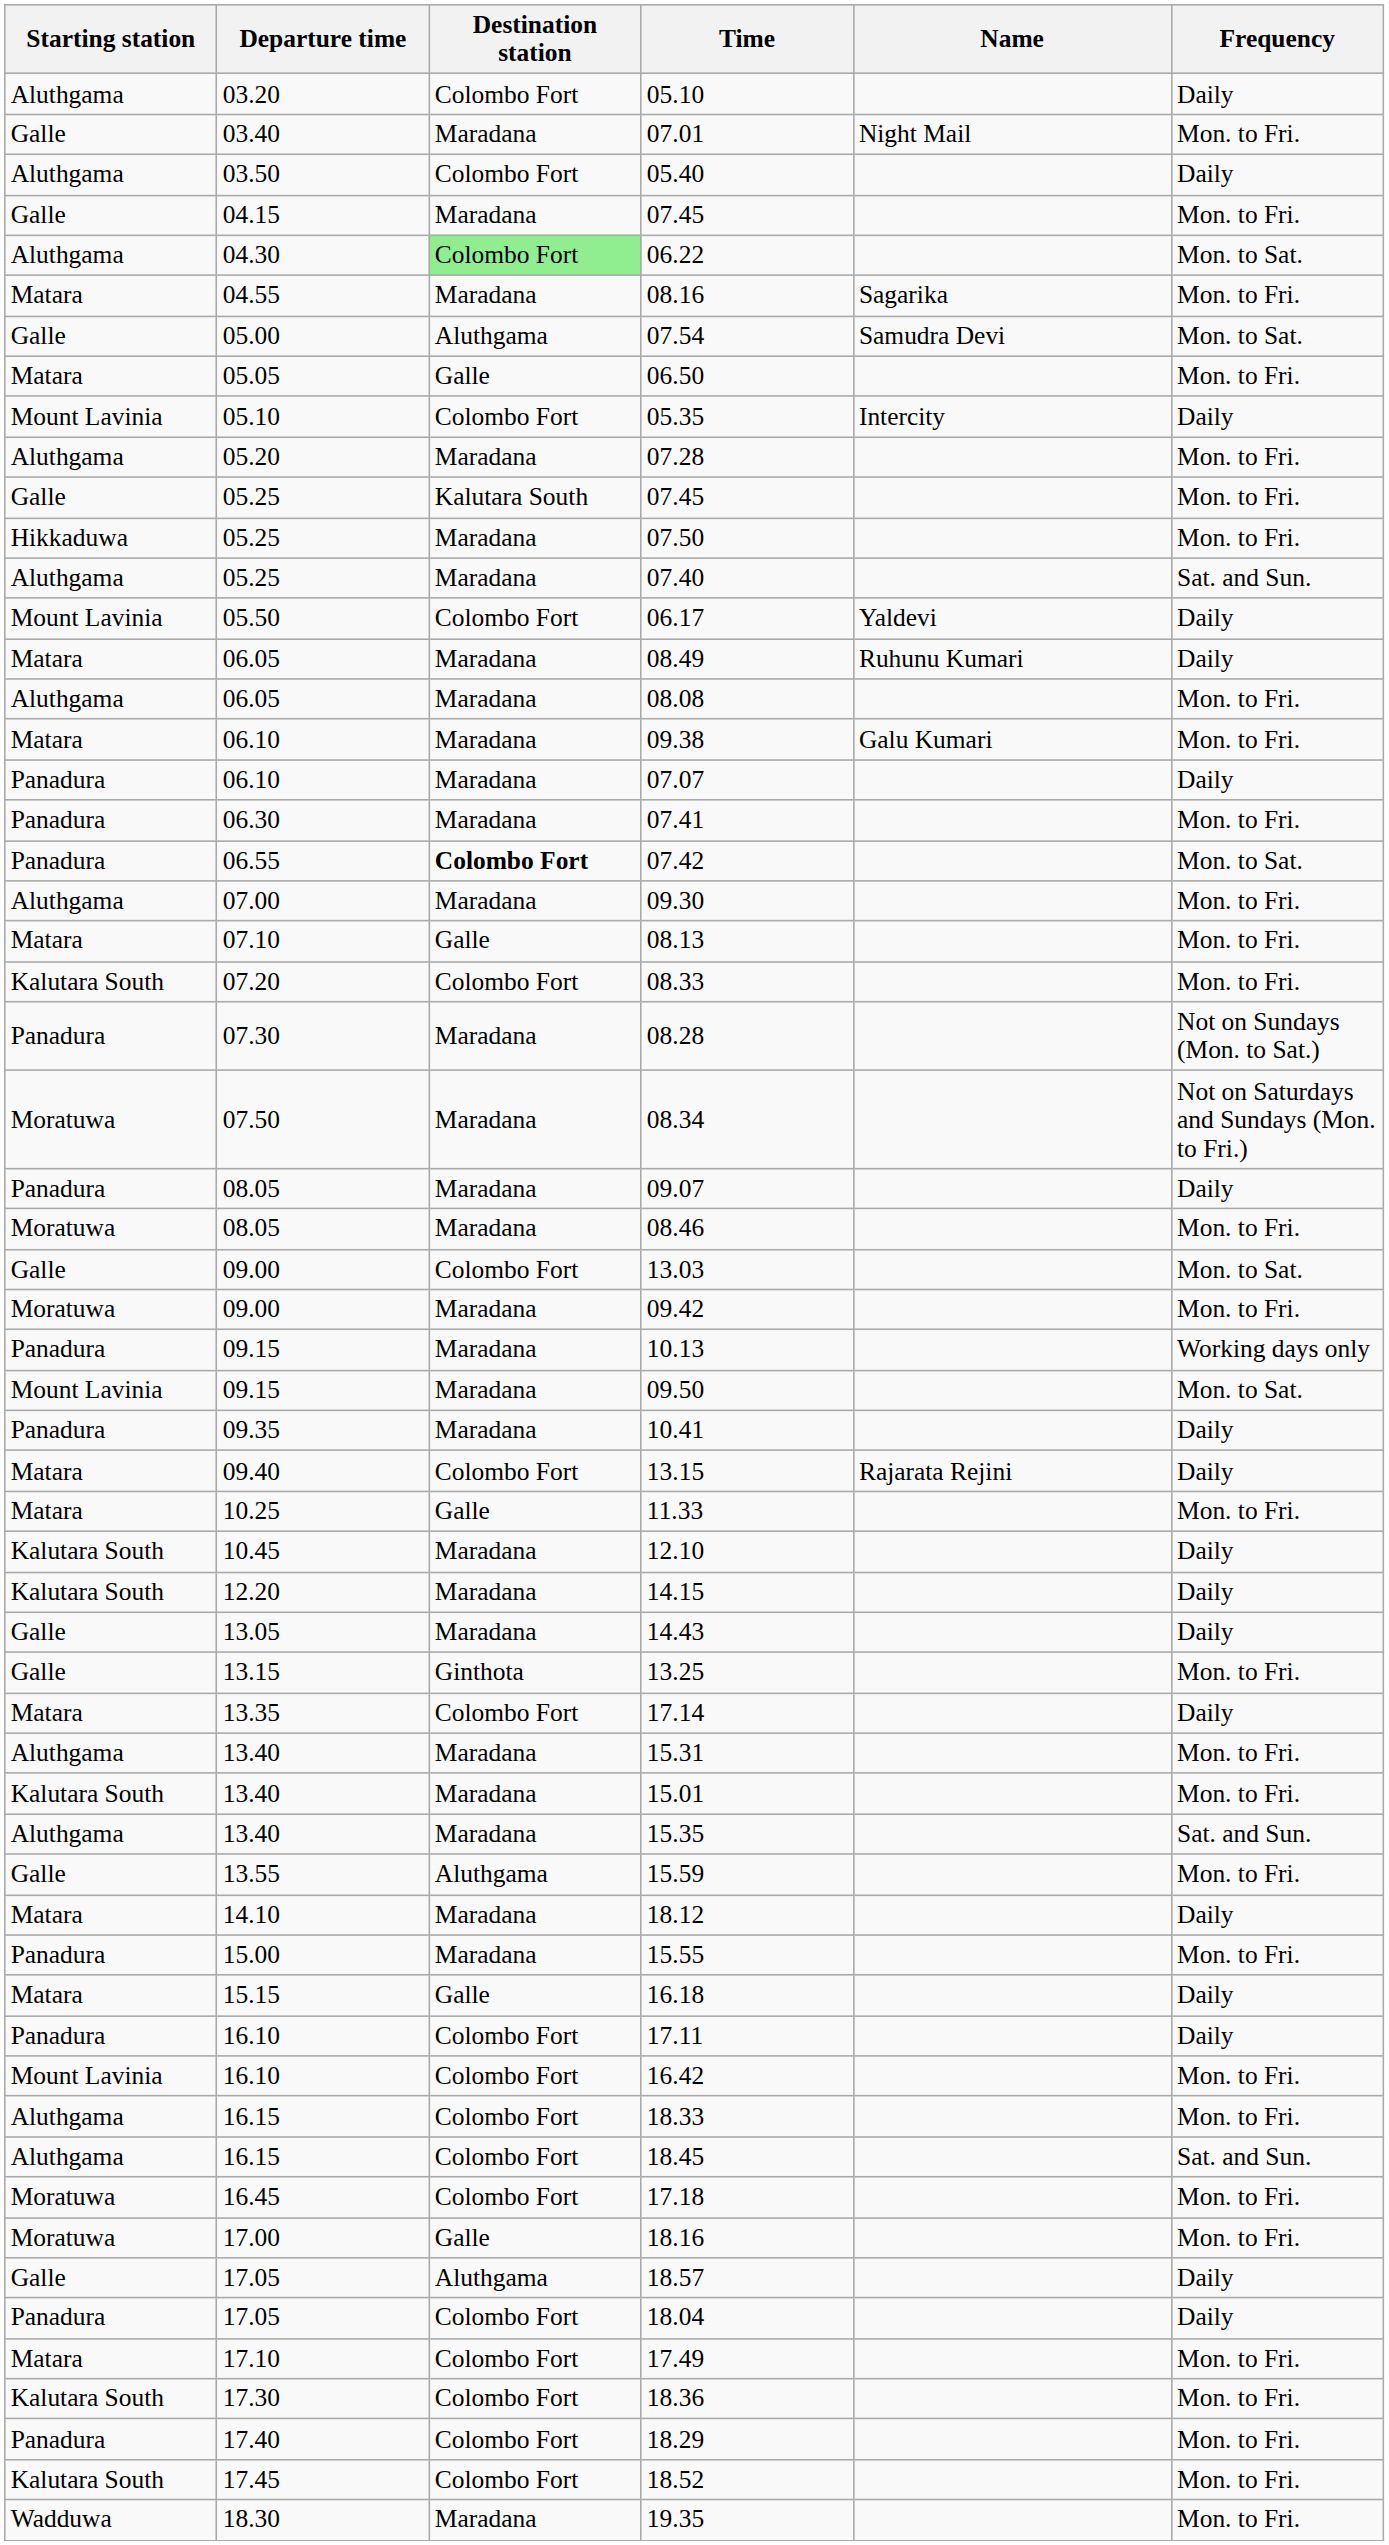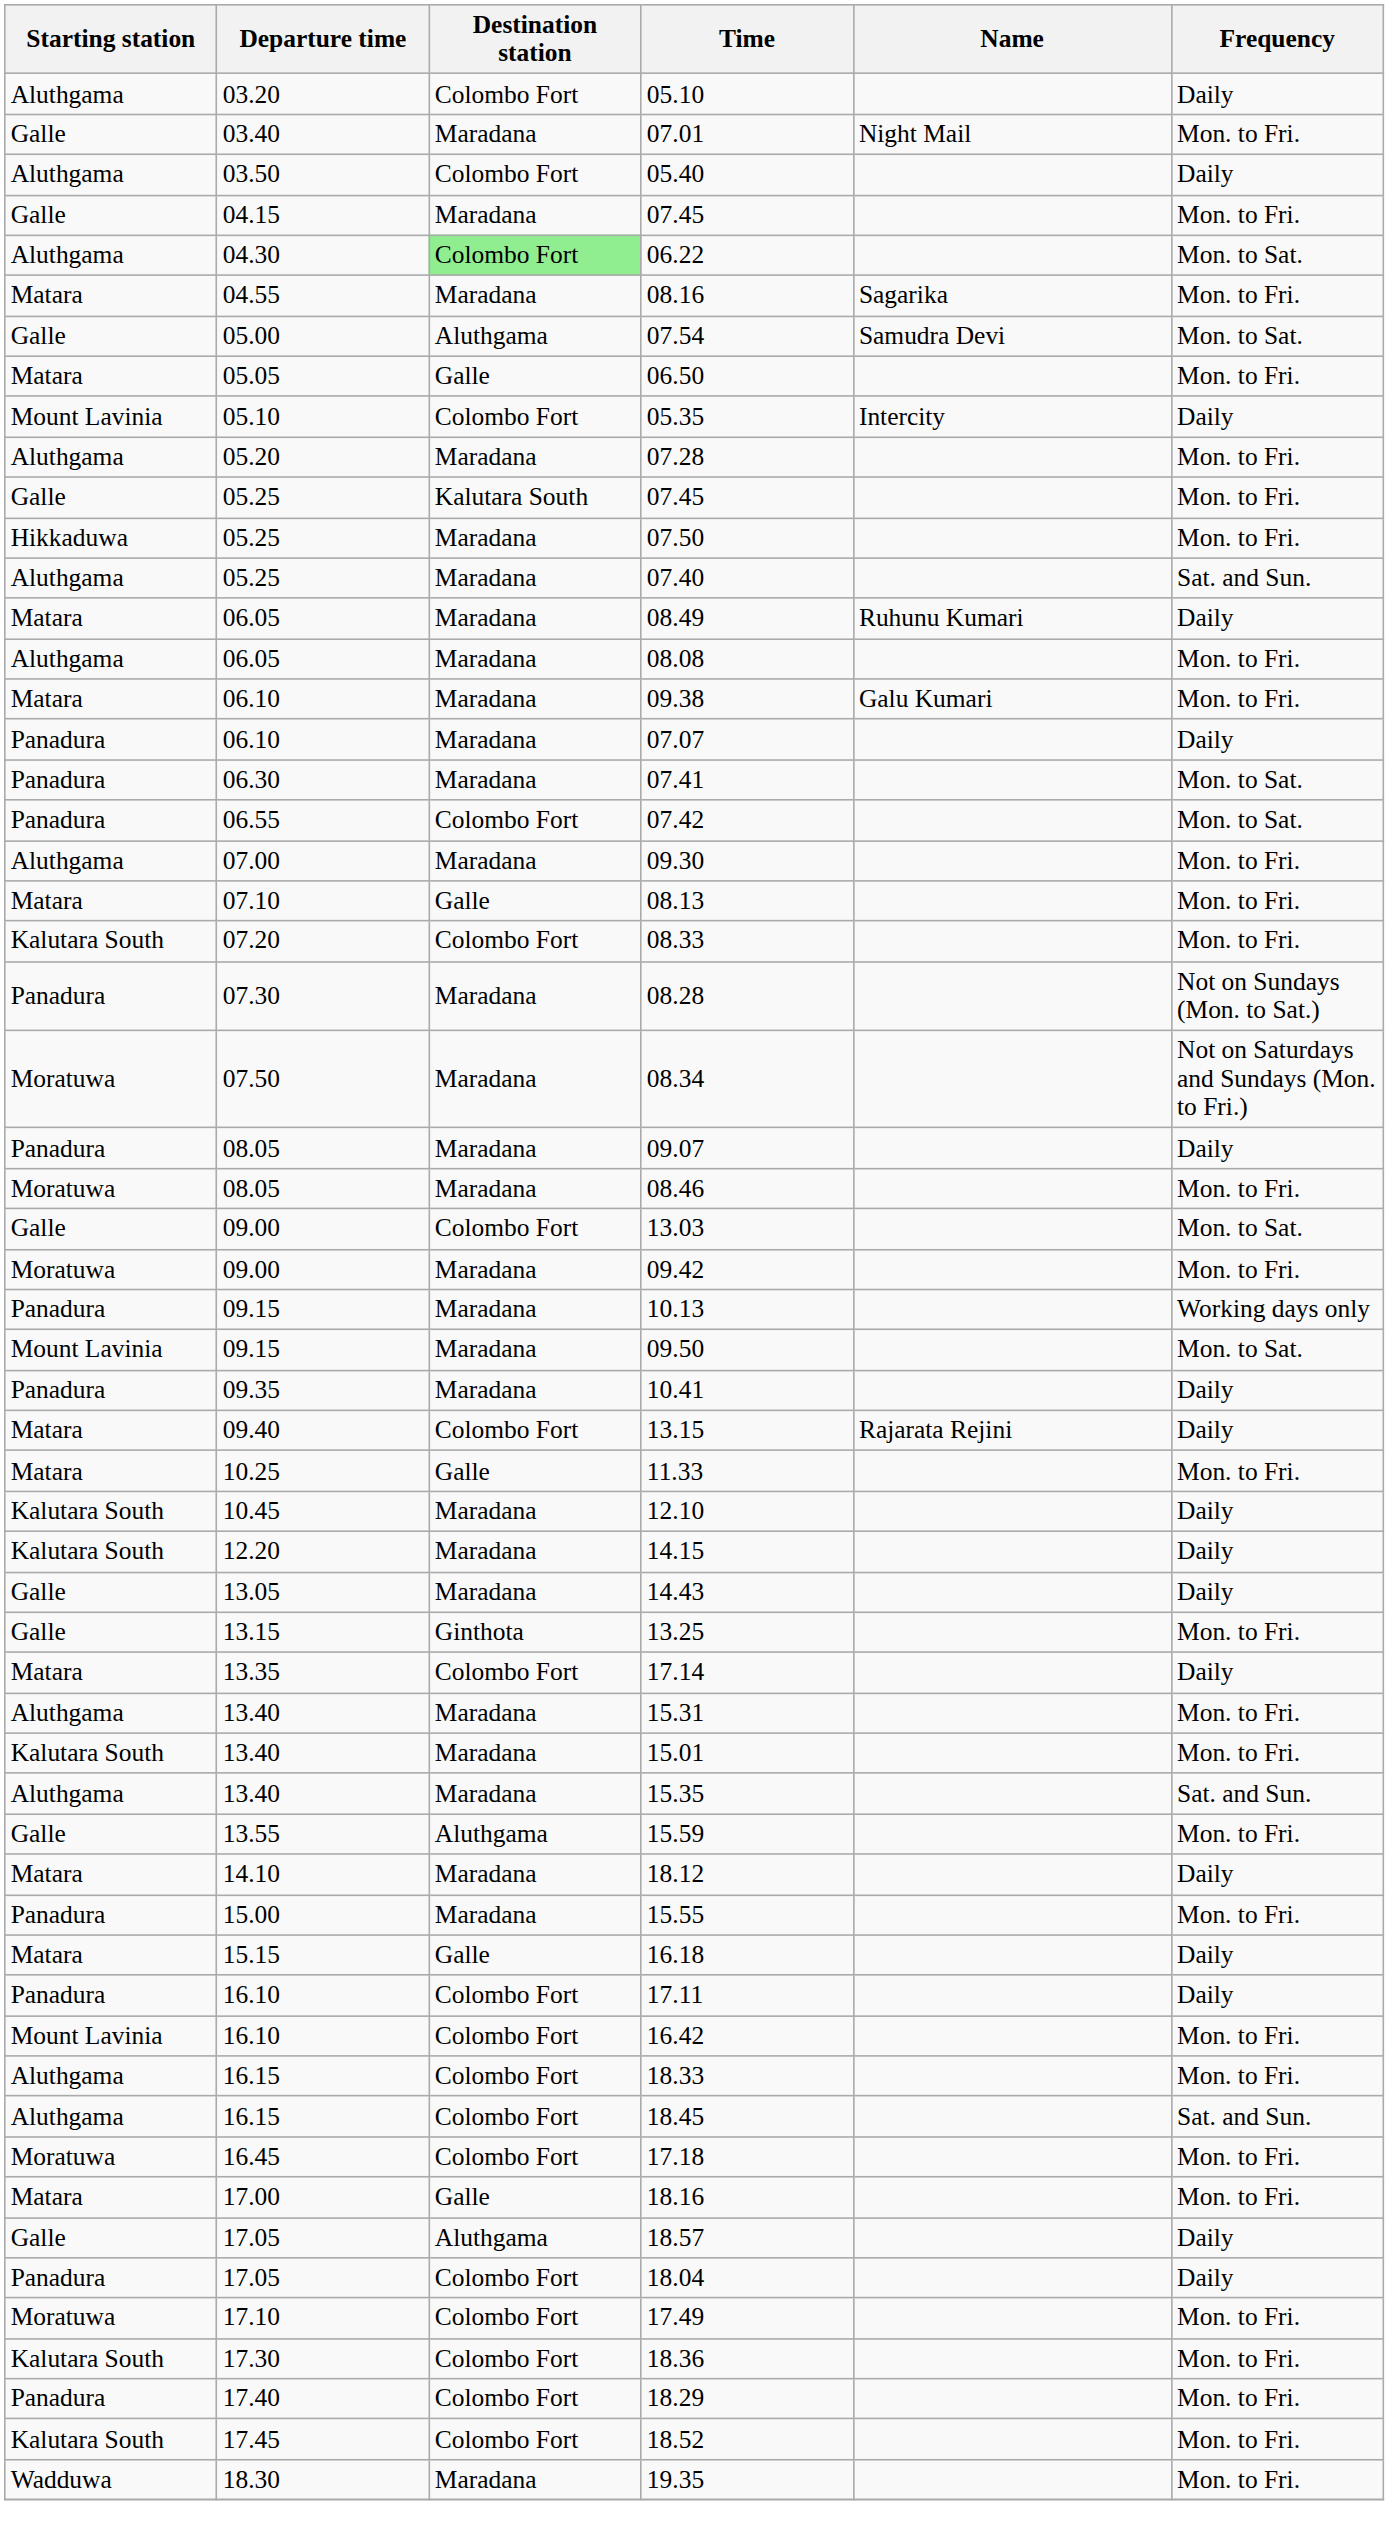- row: (251, 618)
(1239, 819) Mon. to Fri. -> (1240, 779) Mon. to Sat.
(511, 860) bold -> (507, 819) normal
(63, 2237) Moratuwa -> (47, 2196) Matara
(47, 2358) Matara -> (63, 2317) Moratuwa
